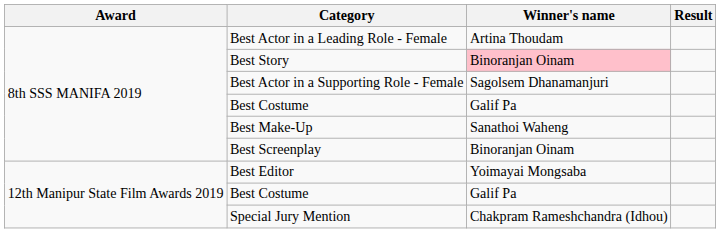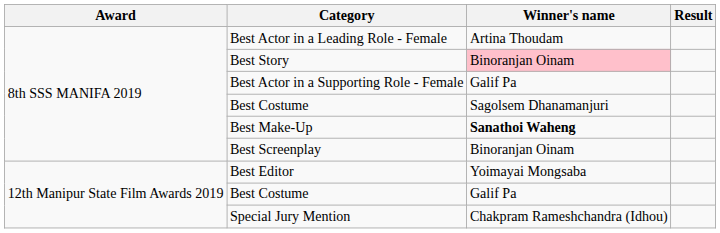(539, 82) Sagolsem Dhanamanjuri -> (493, 82) Galif Pa
(493, 104) Galif Pa -> (539, 104) Sagolsem Dhanamanjuri
(519, 127) normal -> (523, 127) bold
